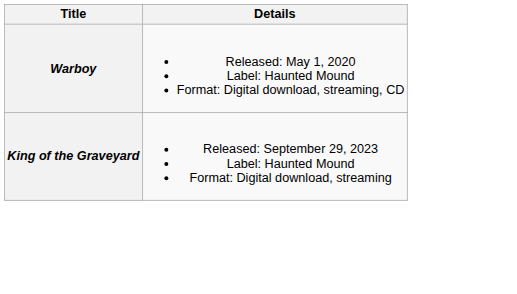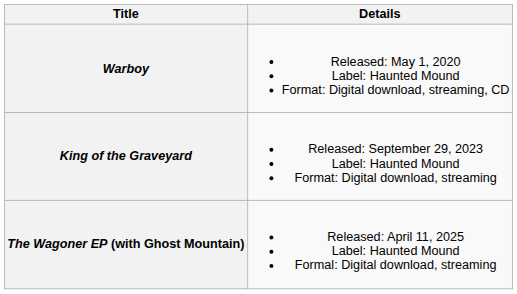+ row: (126, 244)
